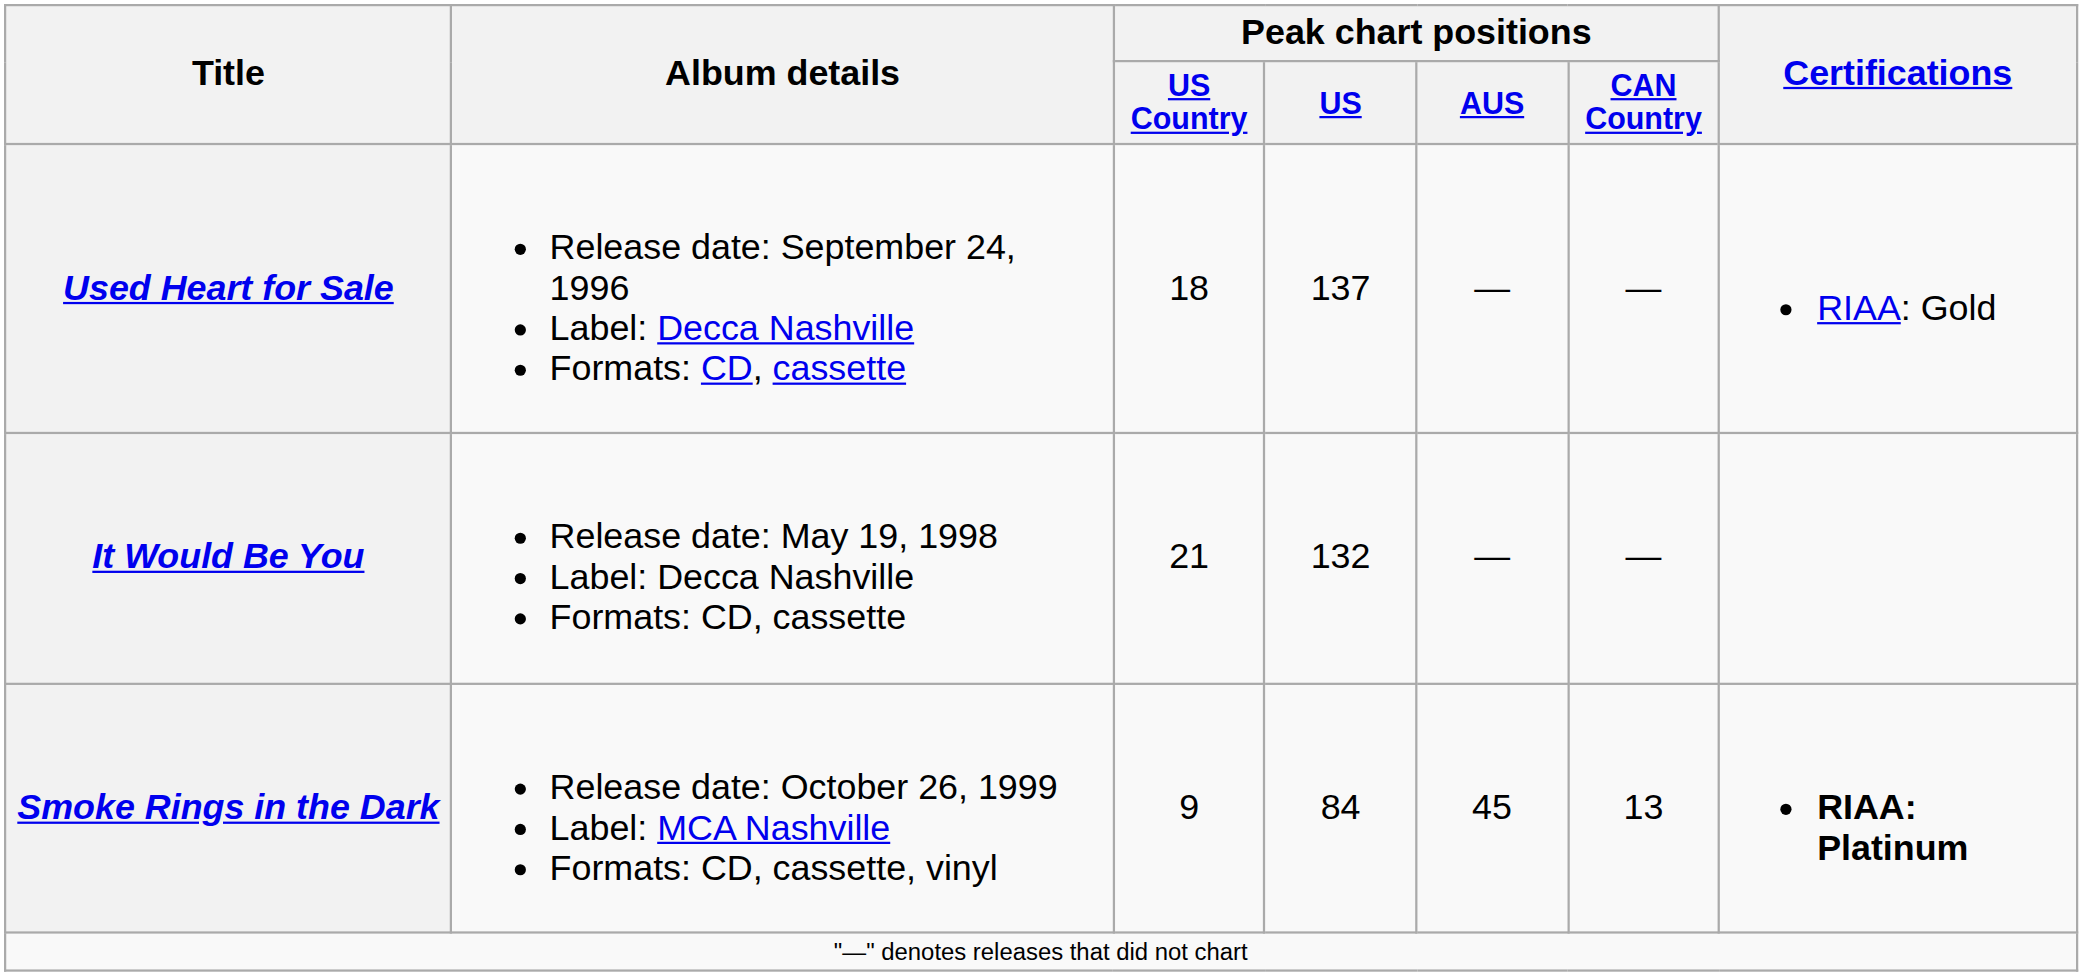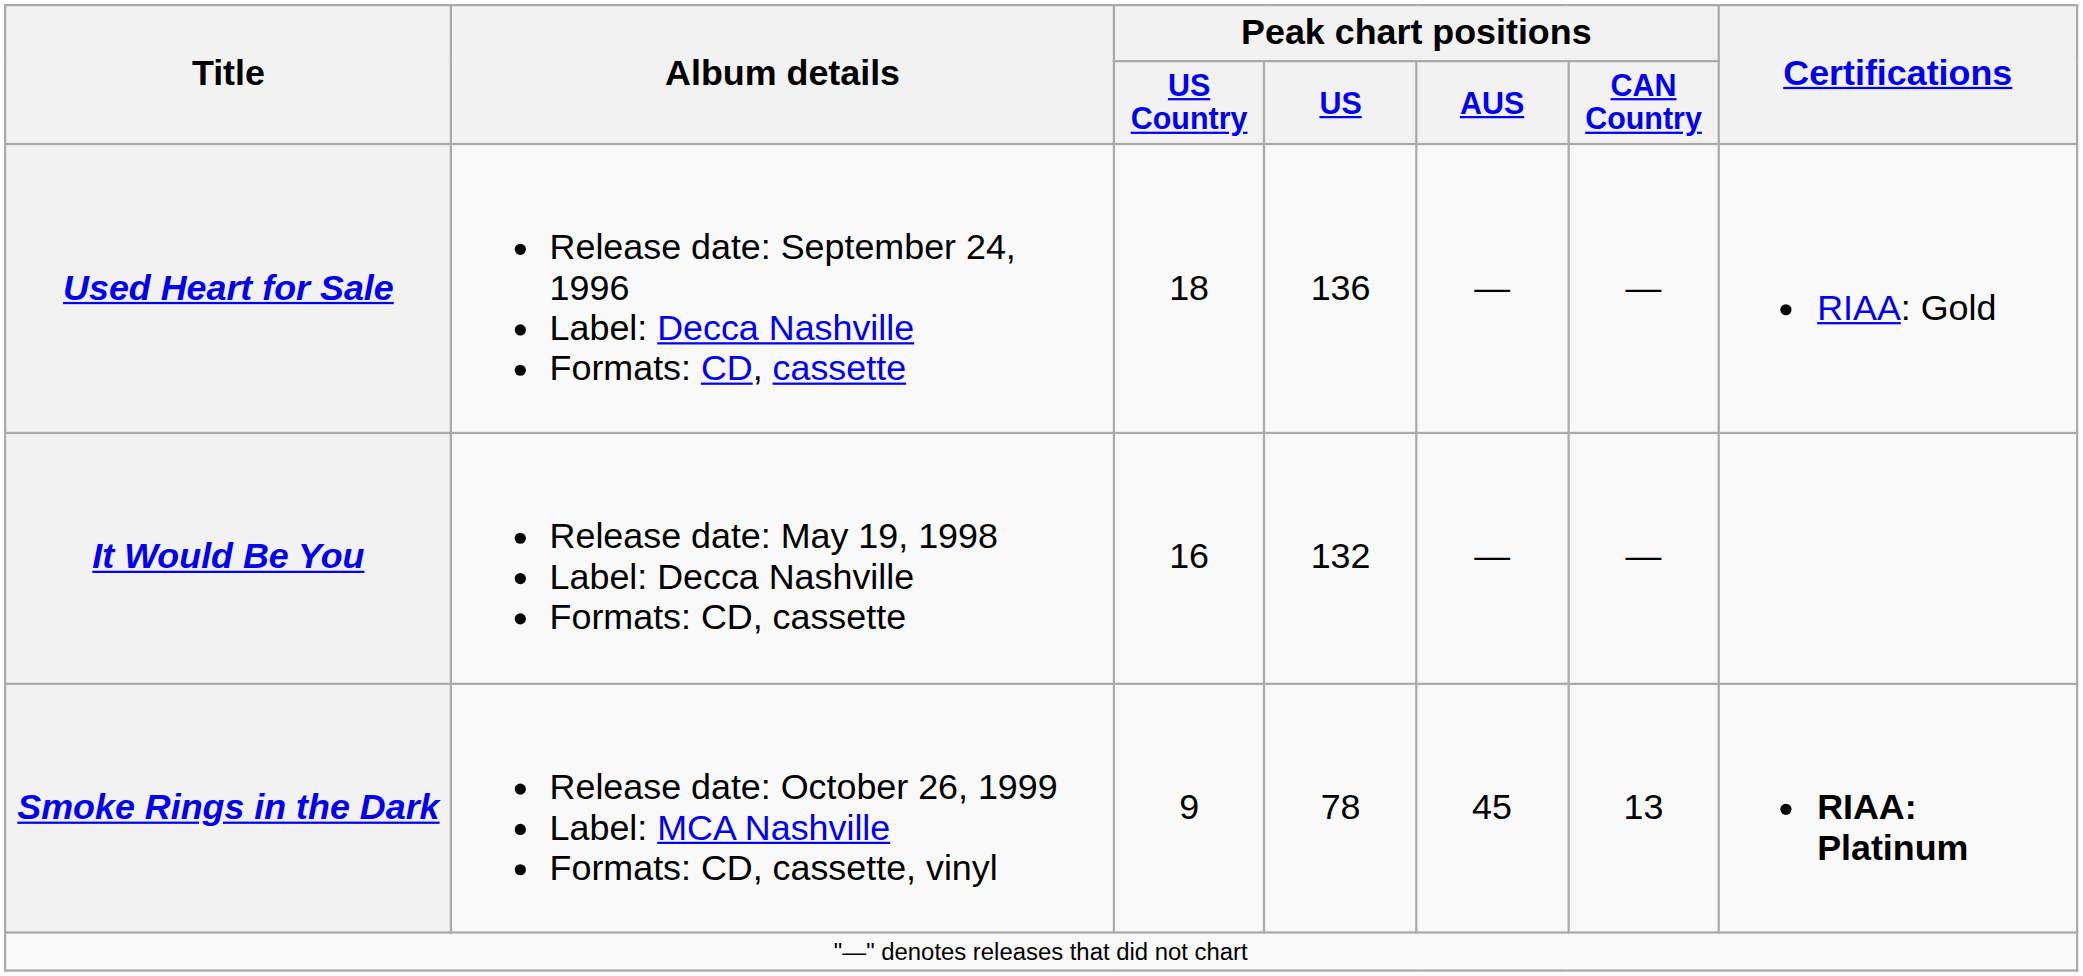(1341, 287) 137 -> (1341, 287) 136
(1189, 557) 21 -> (1189, 557) 16
(1341, 806) 84 -> (1341, 806) 78
